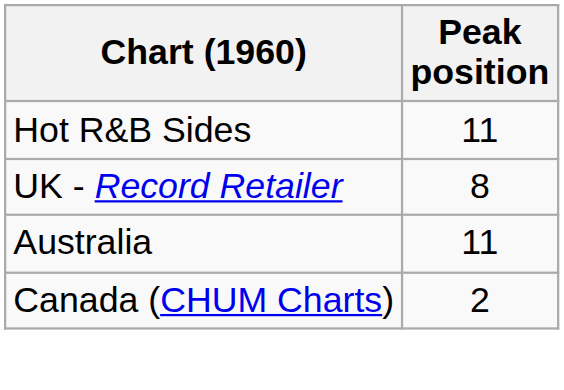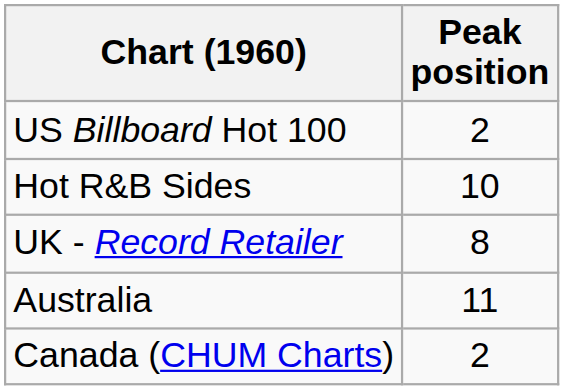+ row: (180, 129)
(480, 129) 11 -> (480, 186) 10
